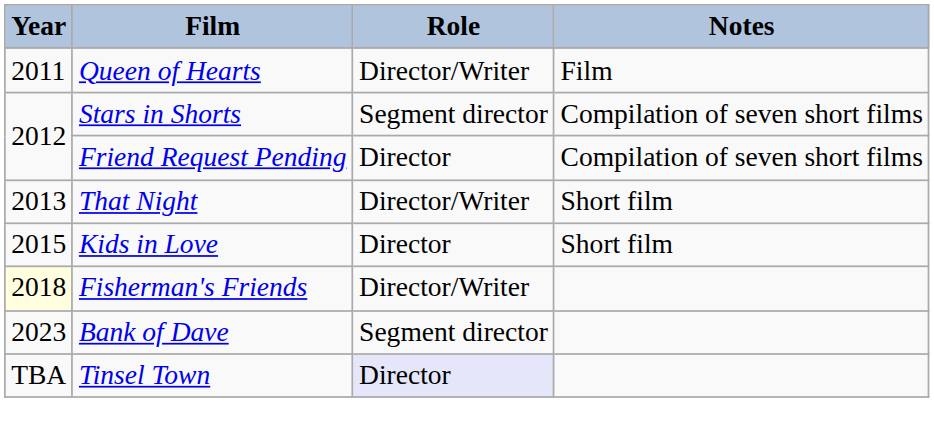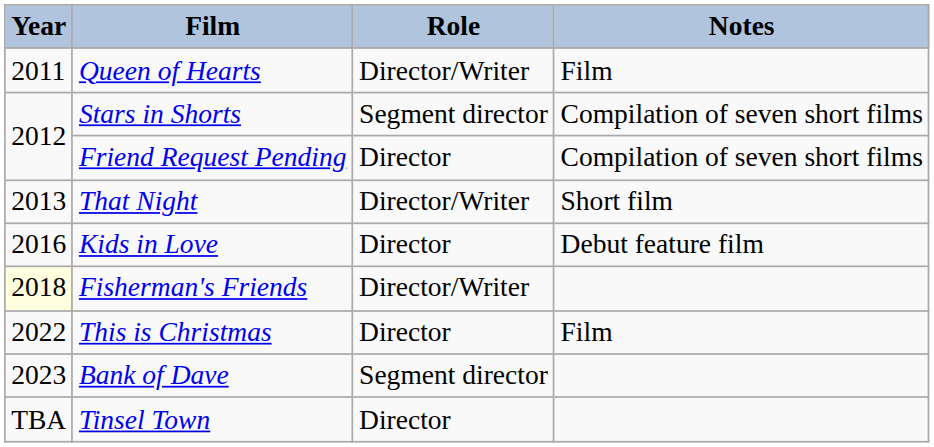(39, 244) 2015 -> (39, 244) 2016
(617, 244) Short film -> (662, 244) Debut feature film
+ row: (175, 331)
(405, 375) lavender background -> (405, 419) no background
